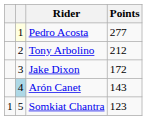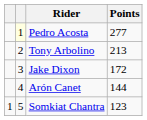(118, 51) 212 -> (118, 51) 213
(21, 88) lightblue background -> (21, 88) no background
(118, 88) 143 -> (118, 88) 144
